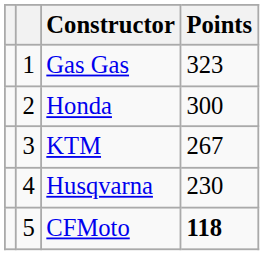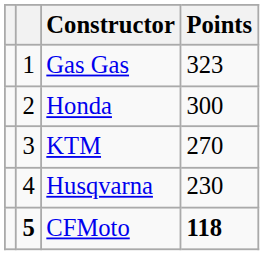(205, 146) 267 -> (205, 146) 270
(29, 227) normal -> (29, 227) bold
